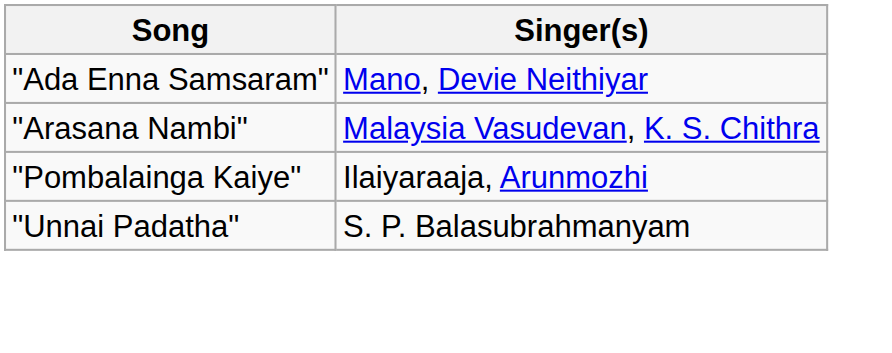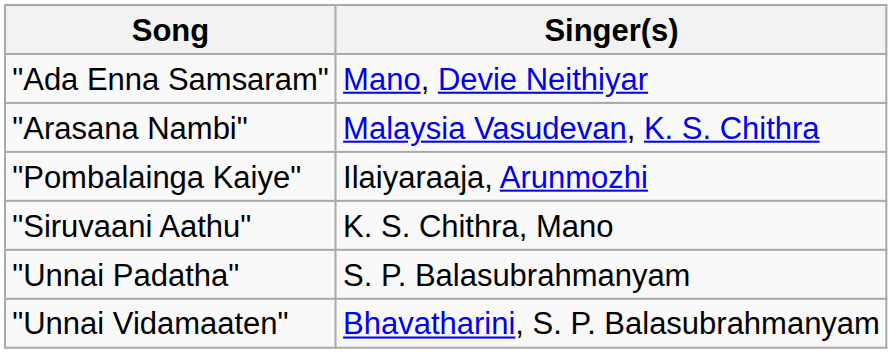+ row: (132, 226)
+ row: (150, 324)
